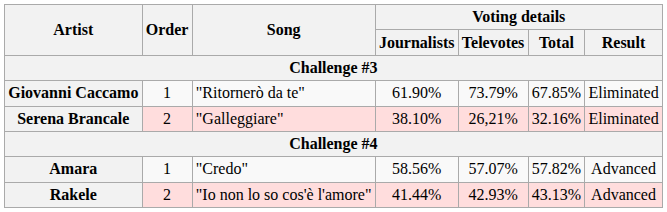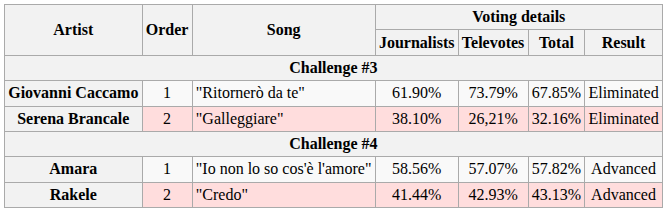(222, 169) "Credo" -> (284, 169) "Io non lo so cos'è l'amore"
(284, 194) "Io non lo so cos'è l'amore" -> (222, 194) "Credo"
